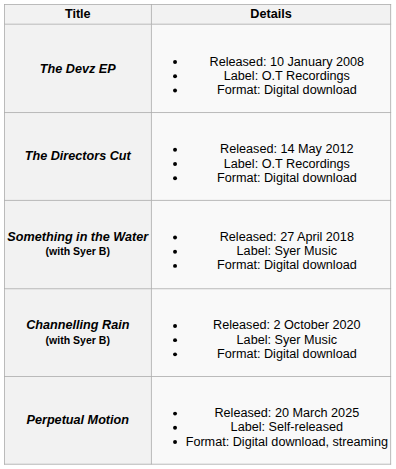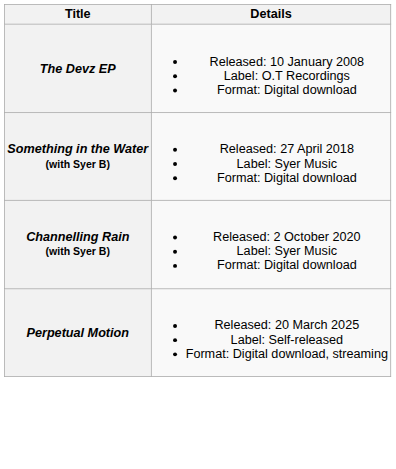- row: (78, 156)
